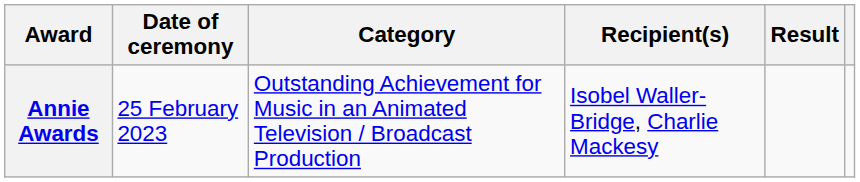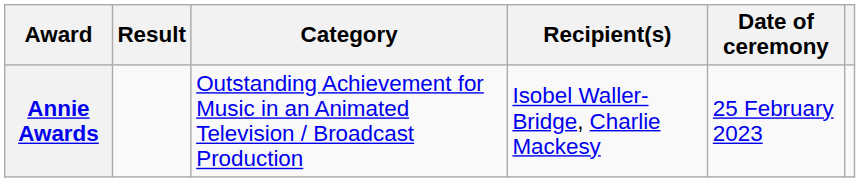columns swapped: (180, 34) <-> (805, 34)
